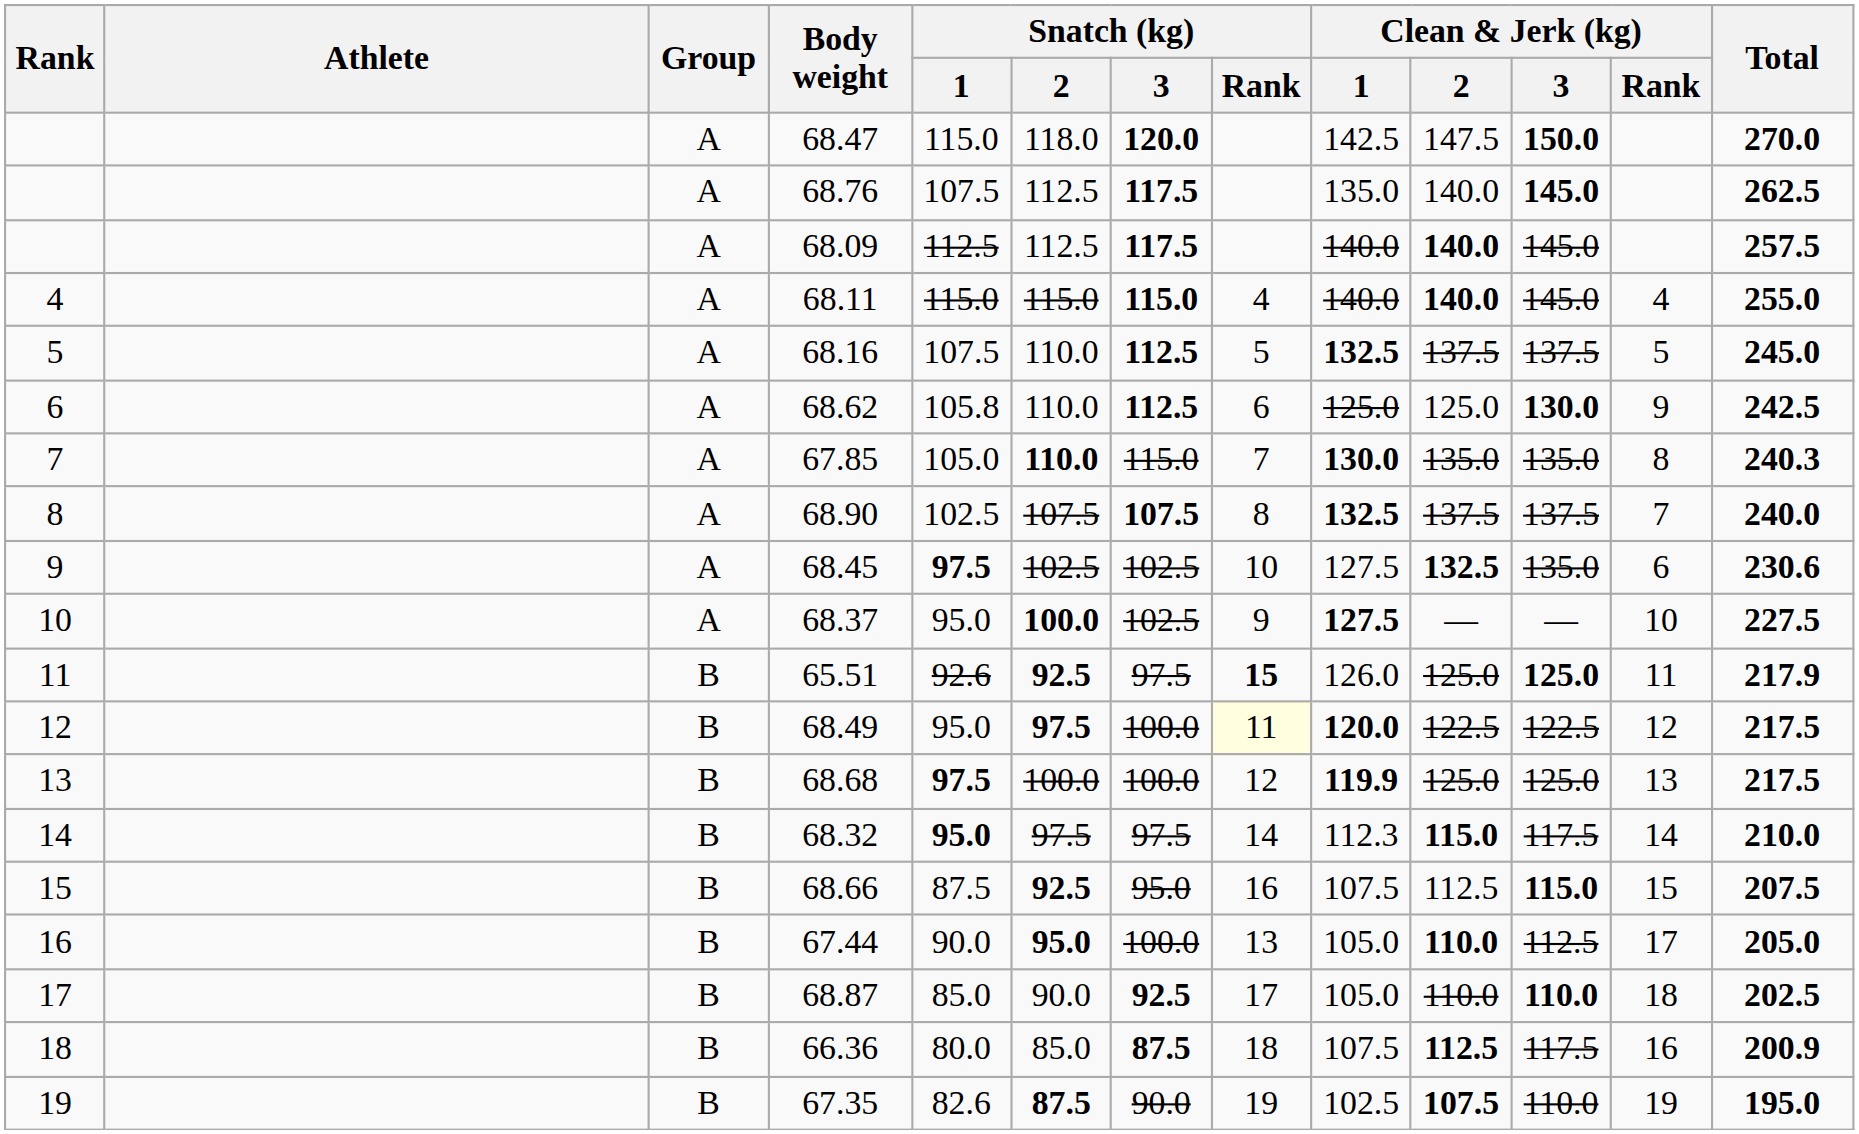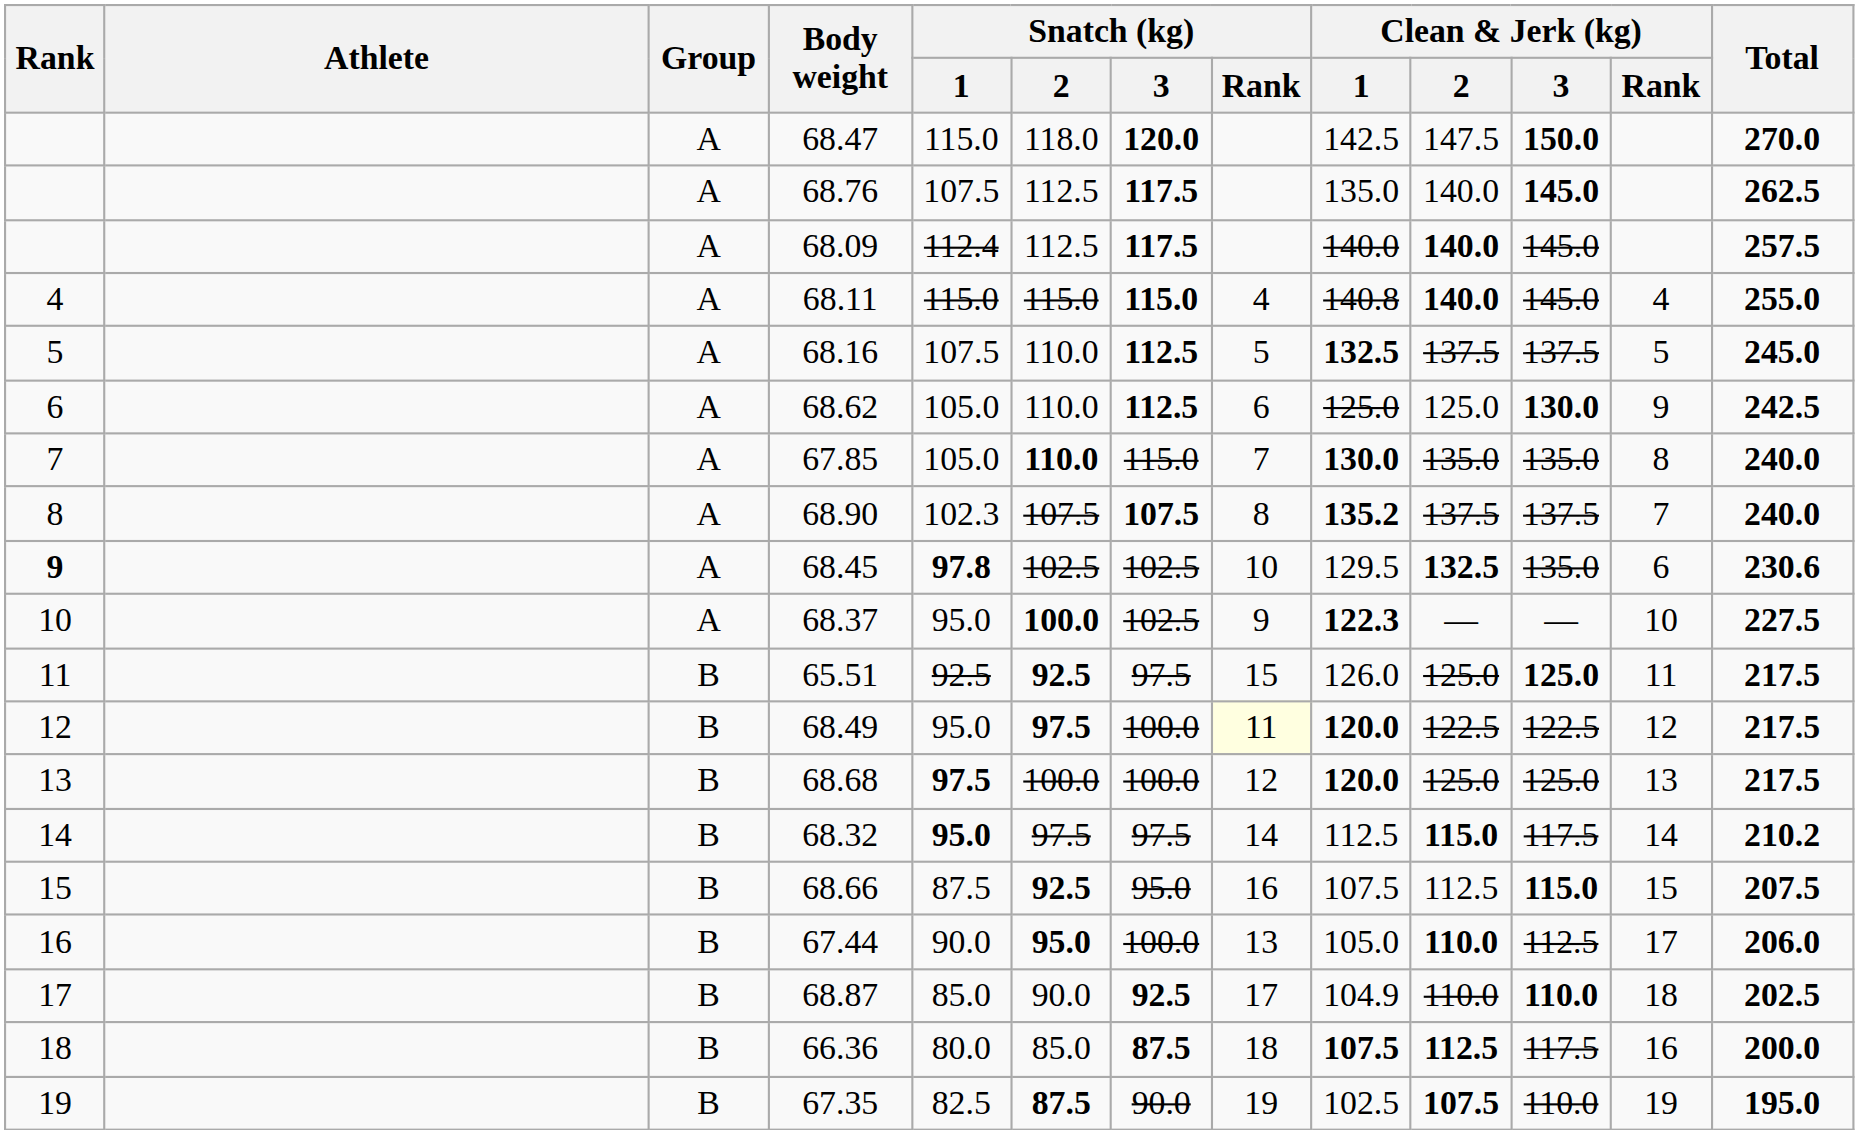(961, 245) 112.5 -> (961, 245) 112.4
(1361, 298) 140.0 -> (1361, 298) 140.8
(961, 406) 105.8 -> (961, 406) 105.0
(1782, 459) 240.3 -> (1782, 459) 240.0
(961, 513) 102.5 -> (961, 513) 102.3
(1361, 513) 132.5 -> (1361, 513) 135.2
(55, 566) normal -> (55, 566) bold
(961, 566) 97.5 -> (961, 566) 97.8
(1361, 566) 127.5 -> (1361, 566) 129.5
(1361, 620) 127.5 -> (1361, 620) 122.3
(961, 673) 92.6 -> (961, 673) 92.5
(1261, 673) bold -> (1261, 673) normal
(1782, 673) 217.9 -> (1782, 673) 217.5
(1361, 780) 119.9 -> (1361, 780) 120.0
(1361, 834) 112.3 -> (1361, 834) 112.5
(1782, 834) 210.0 -> (1782, 834) 210.2
(1782, 941) 205.0 -> (1782, 941) 206.0
(1361, 995) 105.0 -> (1361, 995) 104.9
(1361, 1048) normal -> (1361, 1048) bold
(1782, 1048) 200.9 -> (1782, 1048) 200.0
(961, 1102) 82.6 -> (961, 1102) 82.5
